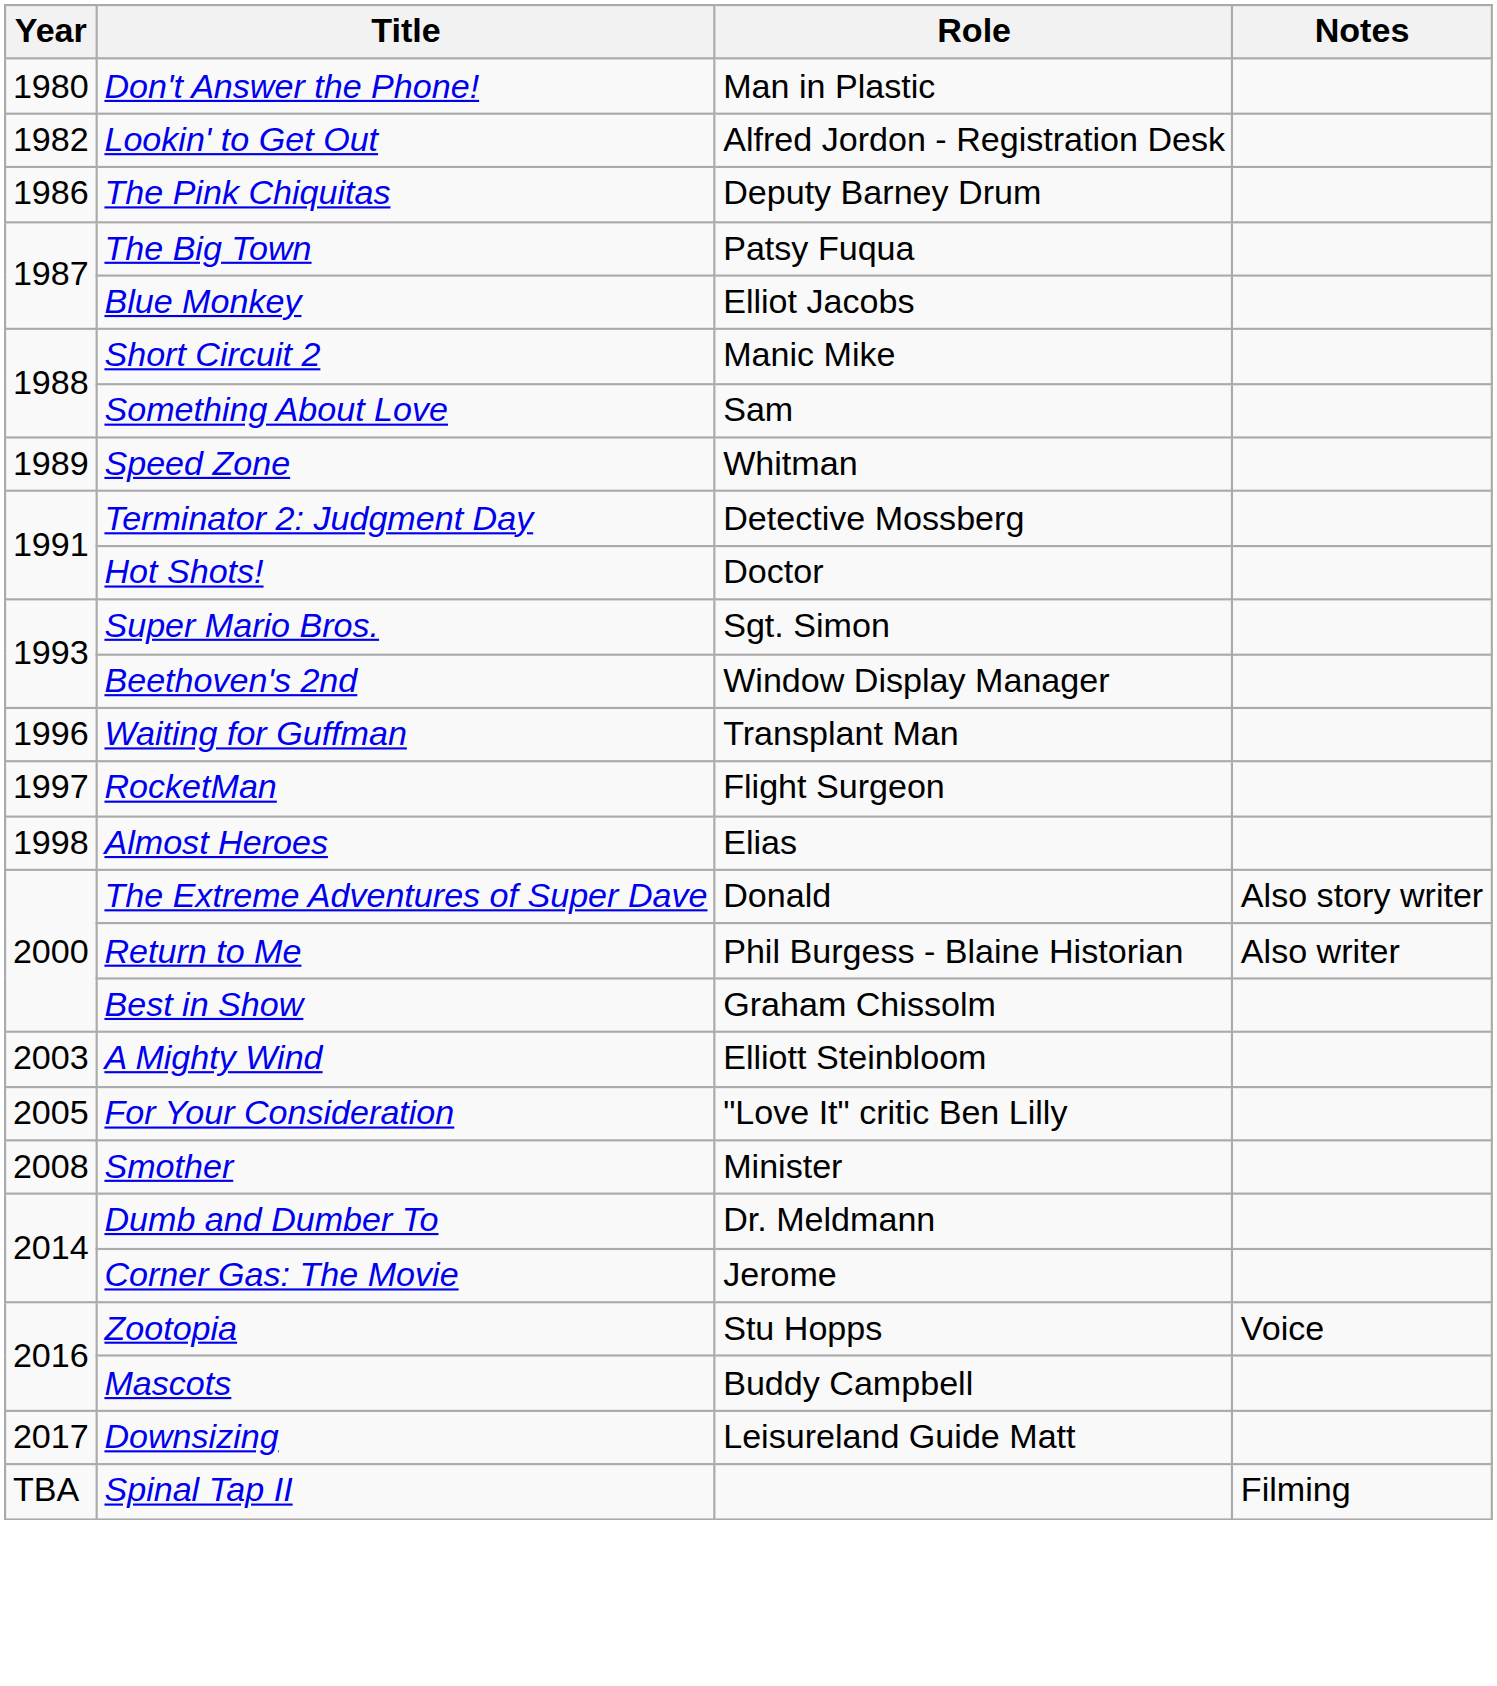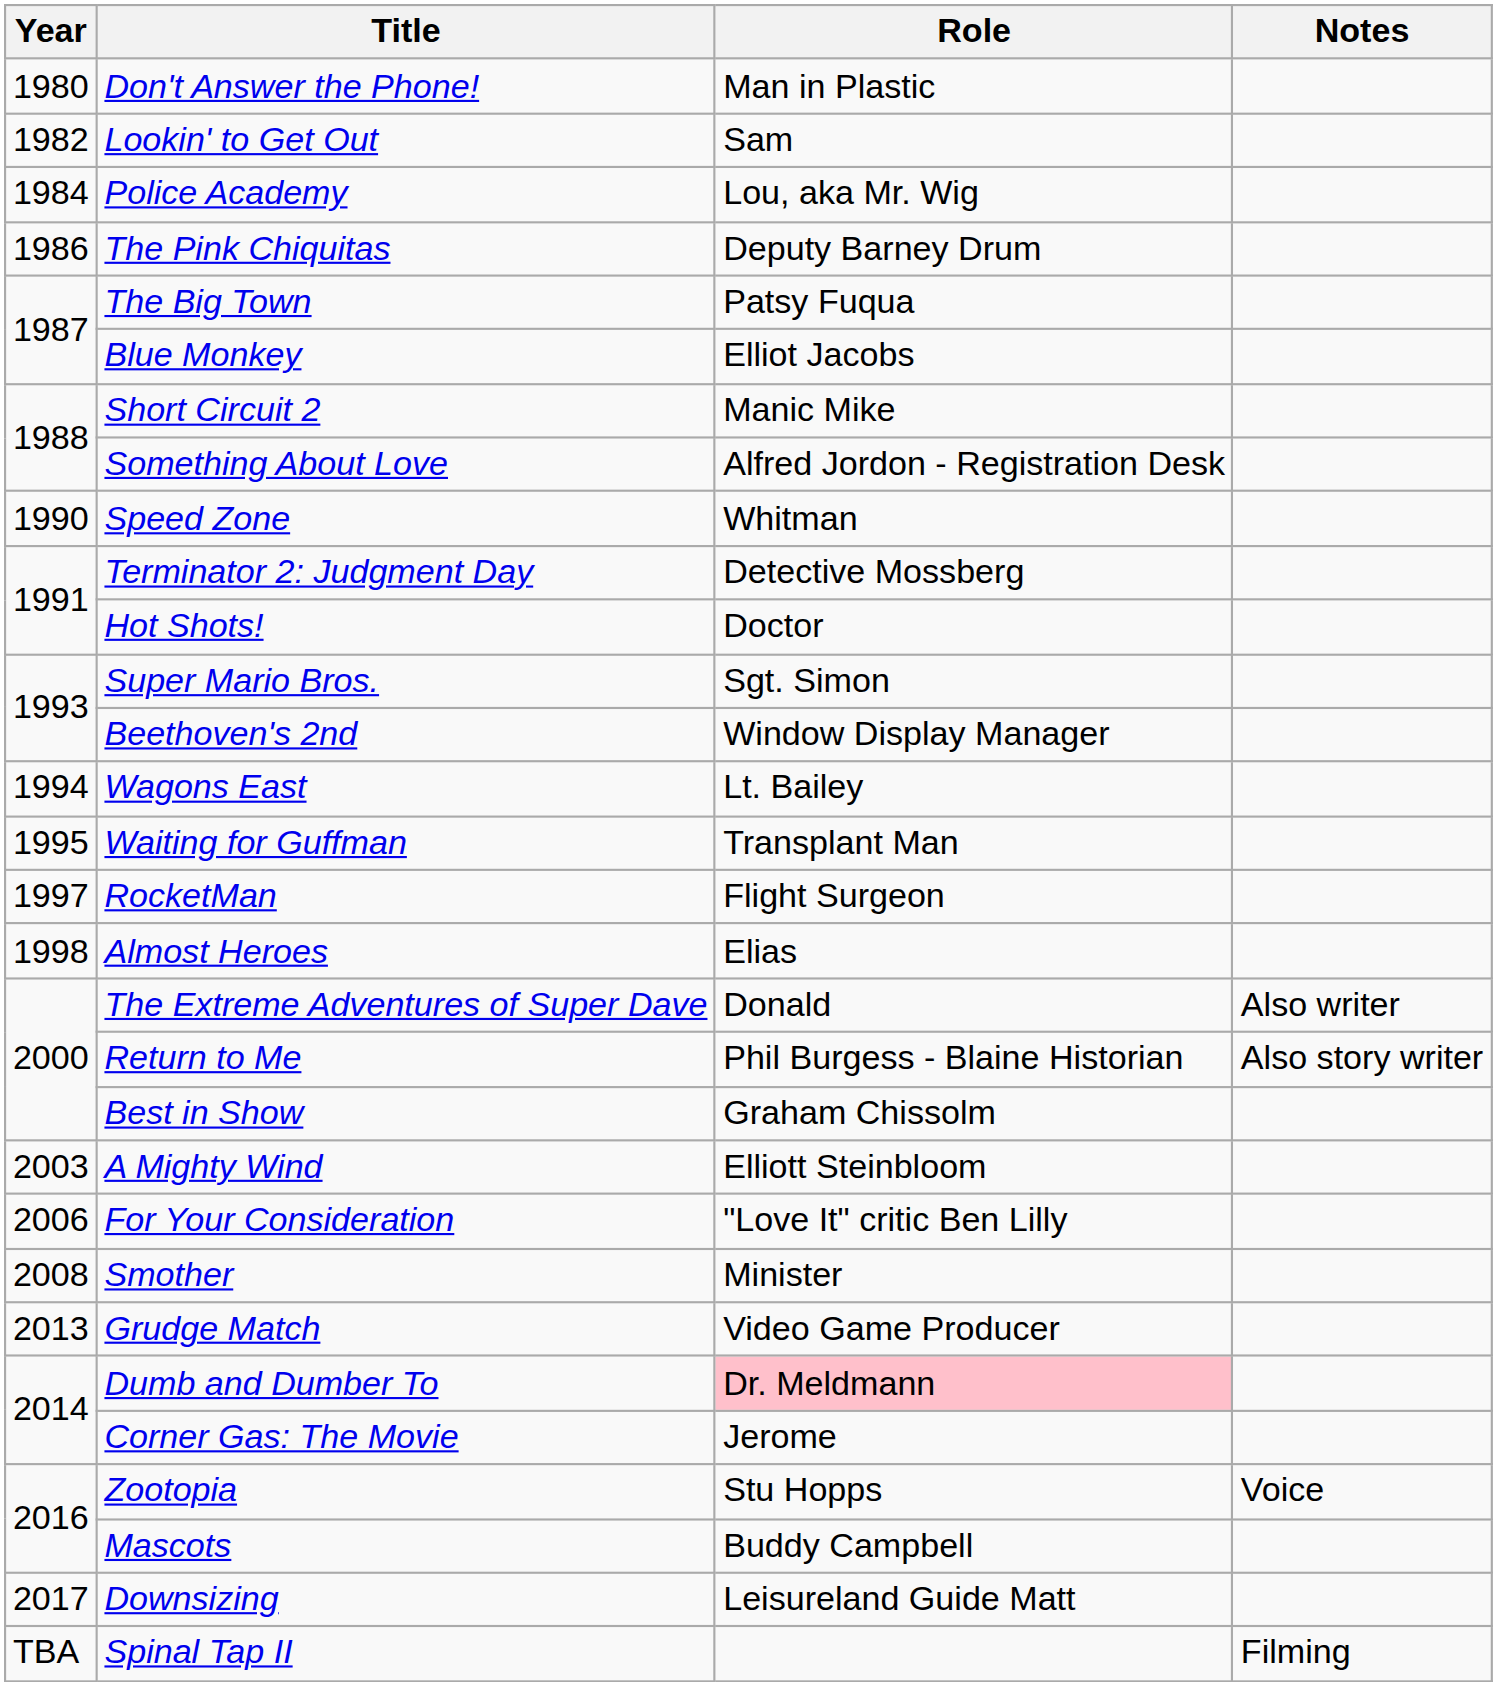(974, 139) Alfred Jordon - Registration Desk -> (758, 139) Sam
+ row: (226, 193)
(758, 409) Sam -> (974, 463) Alfred Jordon - Registration Desk
(51, 463) 1989 -> (51, 517) 1990
+ row: (205, 788)
(51, 734) 1996 -> (51, 842) 1995
(1362, 896) Also story writer -> (1320, 1004) Also writer
(1320, 950) Also writer -> (1362, 1058) Also story writer
(51, 1112) 2005 -> (51, 1220) 2006
+ row: (212, 1328)
(829, 1220) no background -> (829, 1382) pink background
